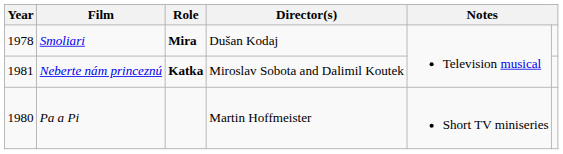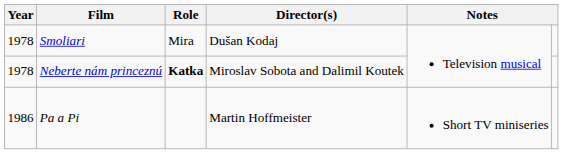(182, 40) bold -> (181, 40) normal
(21, 71) 1981 -> (21, 71) 1978
(21, 118) 1980 -> (21, 118) 1986
